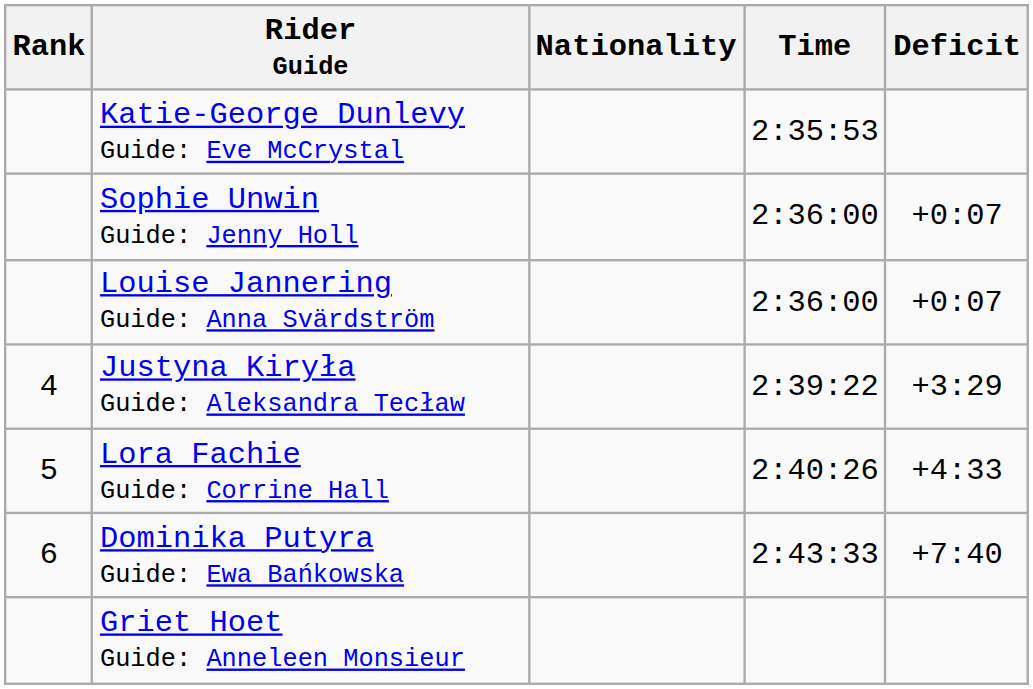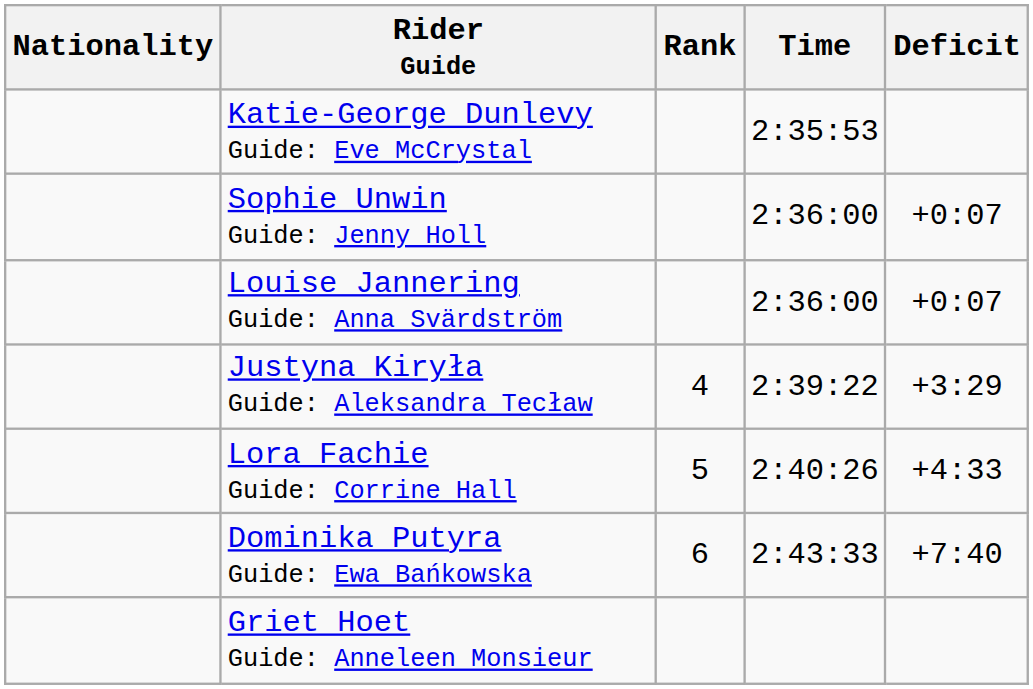columns swapped: (49, 48) <-> (636, 48)
